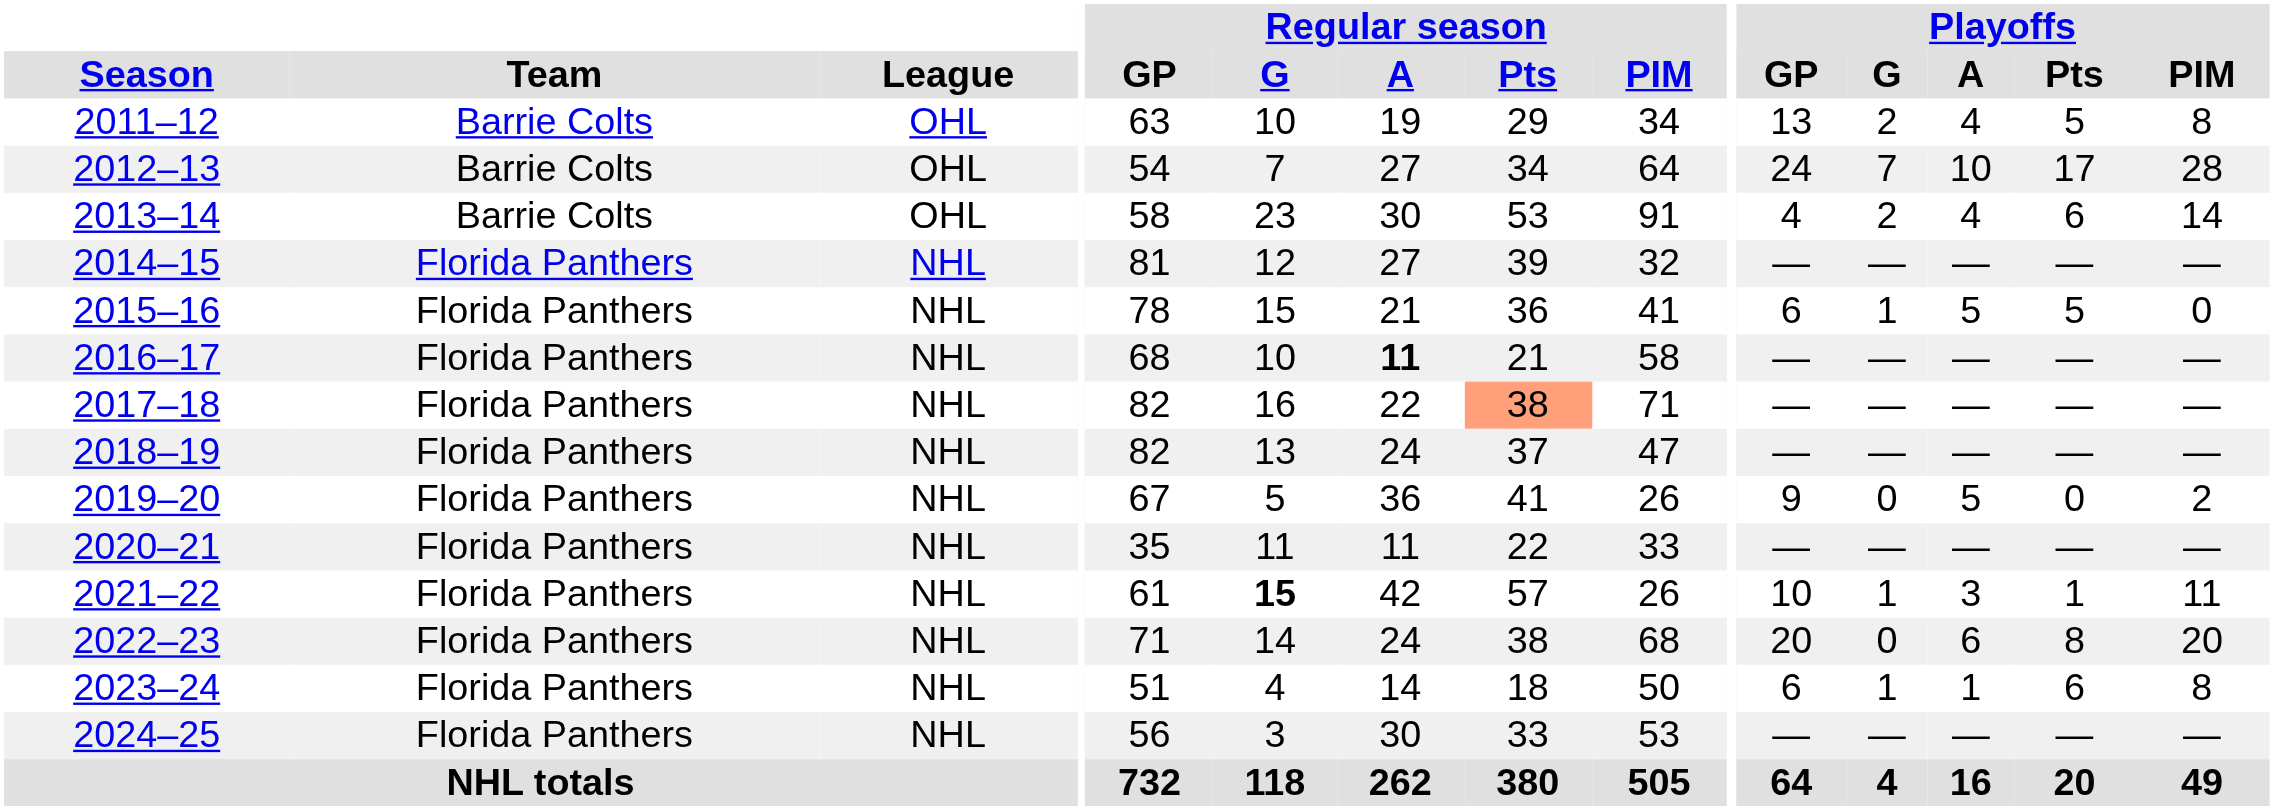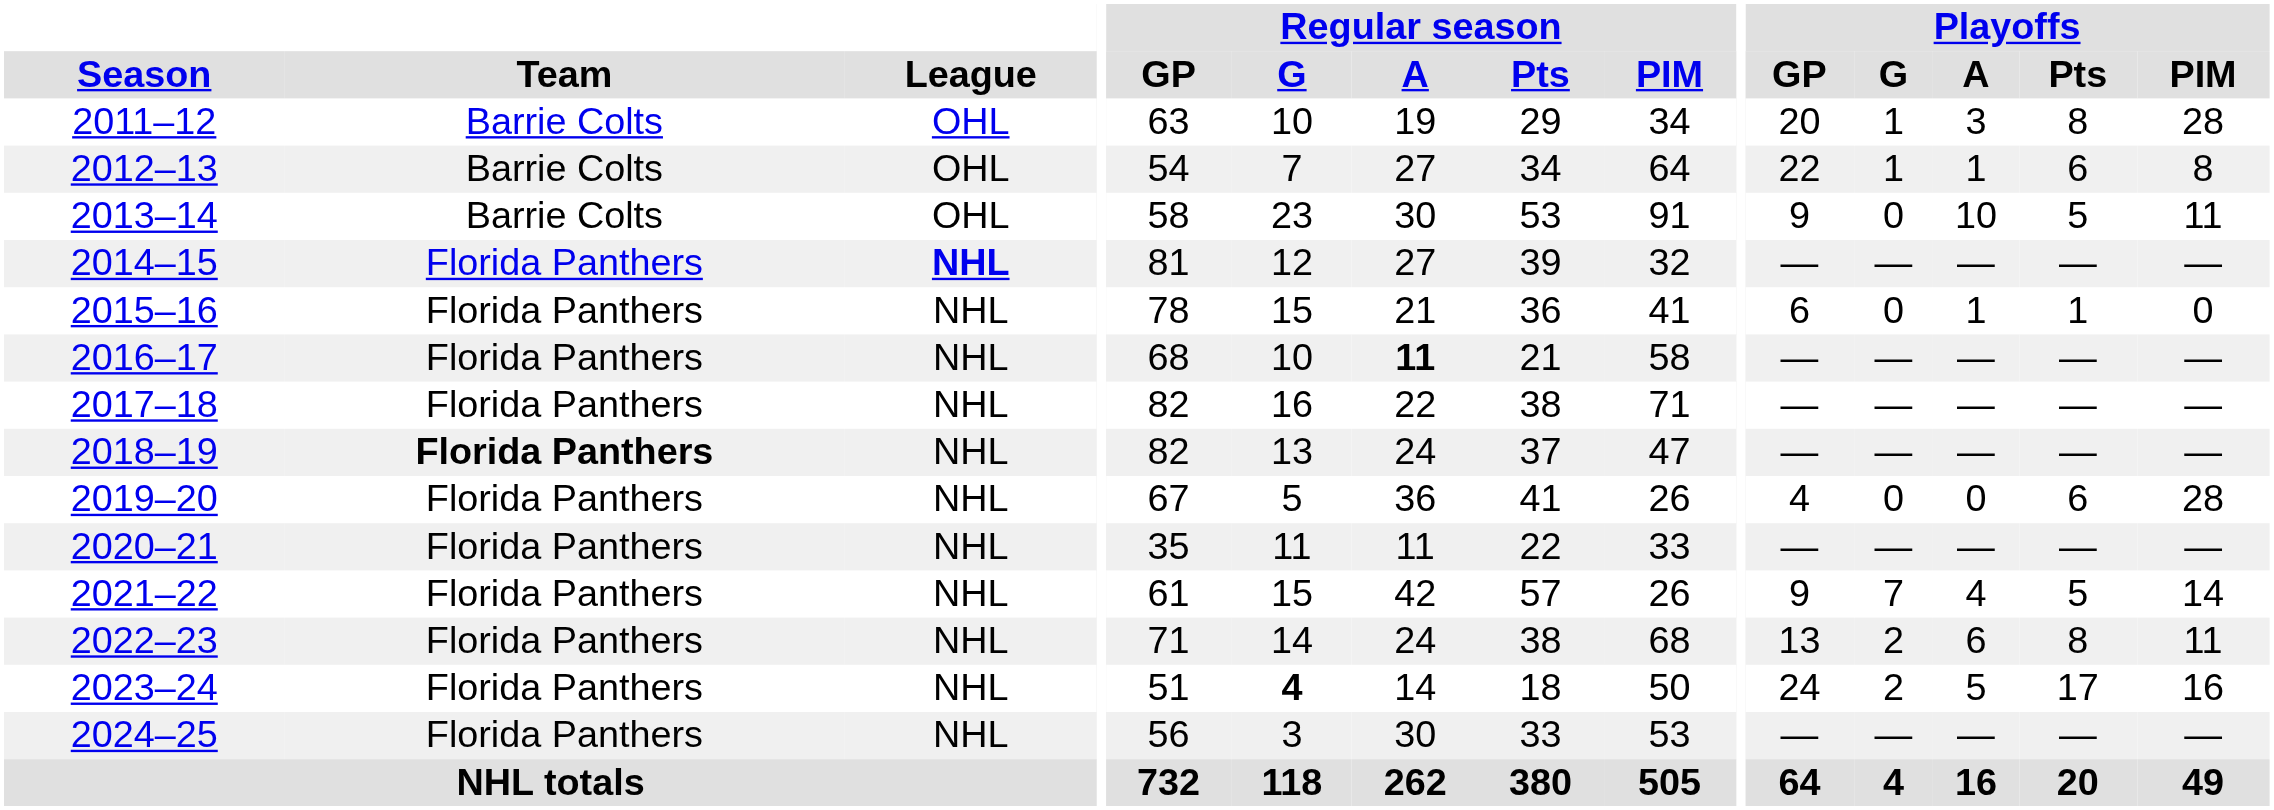(1791, 121) 13 -> (1799, 121) 20
(1887, 121) 2 -> (1893, 121) 1
(1971, 121) 4 -> (1976, 121) 3
(2074, 121) 5 -> (2078, 121) 8
(2202, 121) 8 -> (2203, 121) 28
(1791, 168) 24 -> (1799, 168) 22
(1887, 168) 7 -> (1893, 168) 1
(1971, 168) 10 -> (1976, 168) 1
(2074, 168) 17 -> (2078, 168) 6
(2202, 168) 28 -> (2203, 168) 8
(1791, 215) 4 -> (1799, 215) 9
(1887, 215) 2 -> (1893, 215) 0
(1971, 215) 4 -> (1976, 215) 10
(2074, 215) 6 -> (2078, 215) 5
(2202, 215) 14 -> (2203, 215) 11
(948, 262) normal -> (971, 262) bold
(1887, 310) 1 -> (1893, 310) 0
(1971, 310) 5 -> (1976, 310) 1
(2074, 310) 5 -> (2078, 310) 1
(1528, 404) lightsalmon background -> (1540, 404) no background
(554, 451) normal -> (564, 451) bold
(1791, 498) 9 -> (1799, 498) 4
(1971, 498) 5 -> (1976, 498) 0
(2074, 498) 0 -> (2078, 498) 6
(2202, 498) 2 -> (2203, 498) 28
(1275, 593) bold -> (1292, 593) normal
(1791, 593) 10 -> (1799, 593) 9
(1887, 593) 1 -> (1893, 593) 7
(1971, 593) 3 -> (1976, 593) 4
(2074, 593) 1 -> (2078, 593) 5
(2202, 593) 11 -> (2203, 593) 14
(1791, 640) 20 -> (1799, 640) 13
(1887, 640) 0 -> (1893, 640) 2
(2202, 640) 20 -> (2203, 640) 11
(1275, 687) normal -> (1292, 687) bold
(1791, 687) 6 -> (1799, 687) 24
(1887, 687) 1 -> (1893, 687) 2
(1971, 687) 1 -> (1976, 687) 5
(2074, 687) 6 -> (2078, 687) 17
(2202, 687) 8 -> (2203, 687) 16
